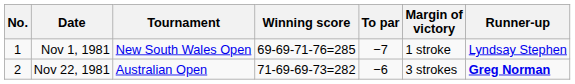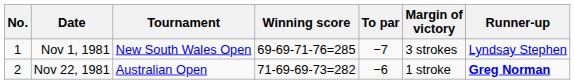(428, 49) 1 stroke -> (431, 49) 3 strokes
(431, 69) 3 strokes -> (428, 69) 1 stroke
